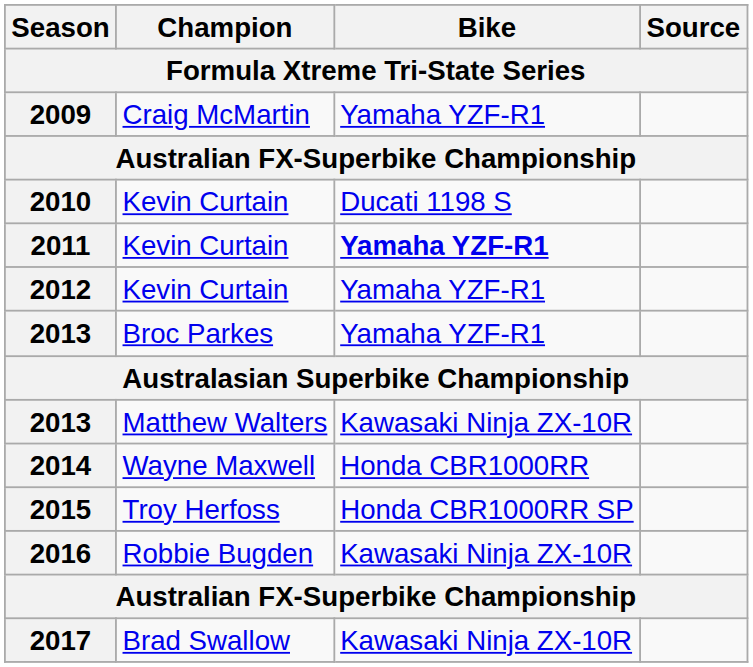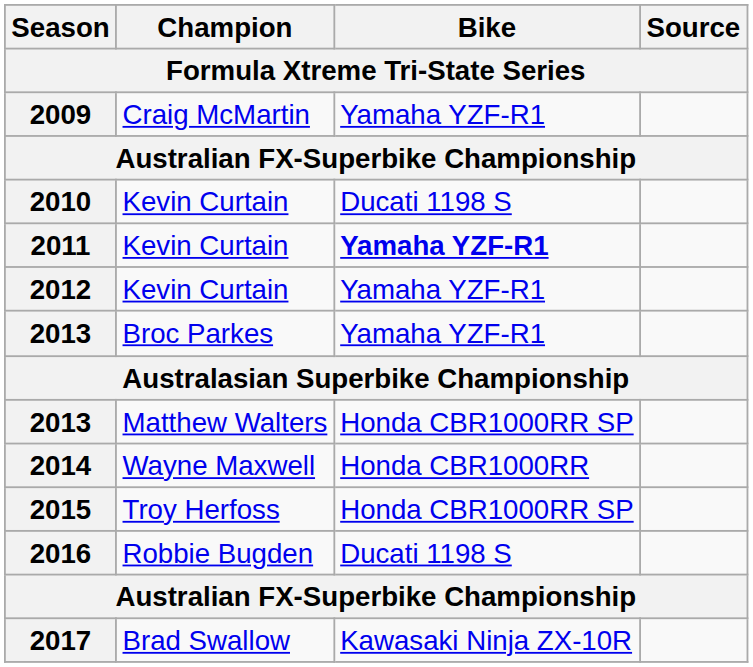(486, 421) Kawasaki Ninja ZX-10R -> (487, 421) Honda CBR1000RR SP
(486, 553) Kawasaki Ninja ZX-10R -> (426, 553) Ducati 1198 S
